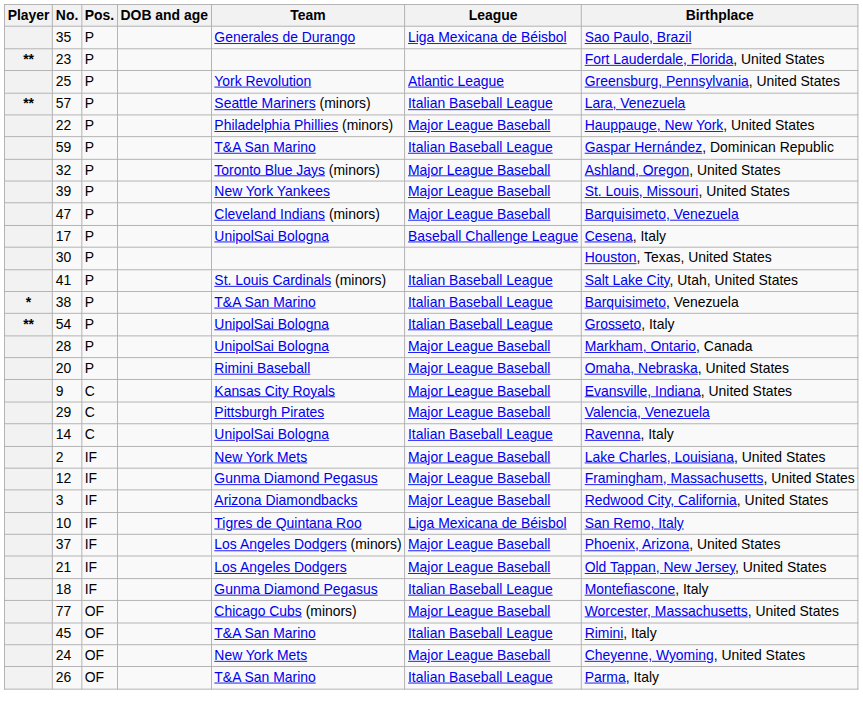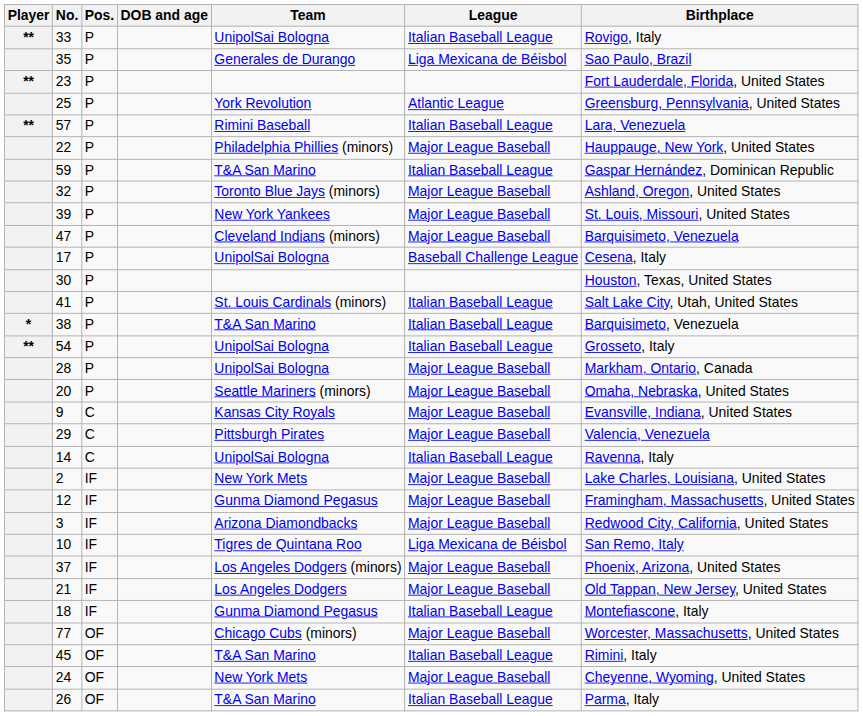+ row: (64, 37)
(292, 103) Seattle Mariners (minors) -> (262, 125) Rimini Baseball
(262, 368) Rimini Baseball -> (292, 390) Seattle Mariners (minors)
